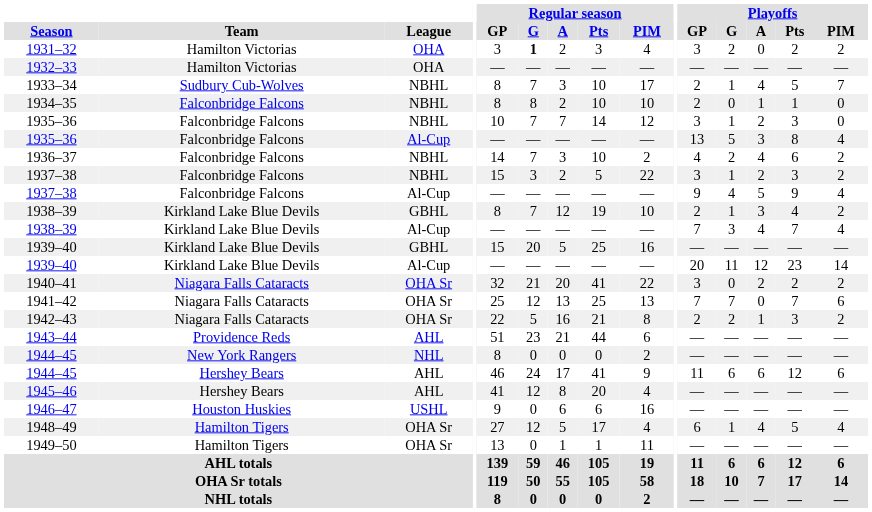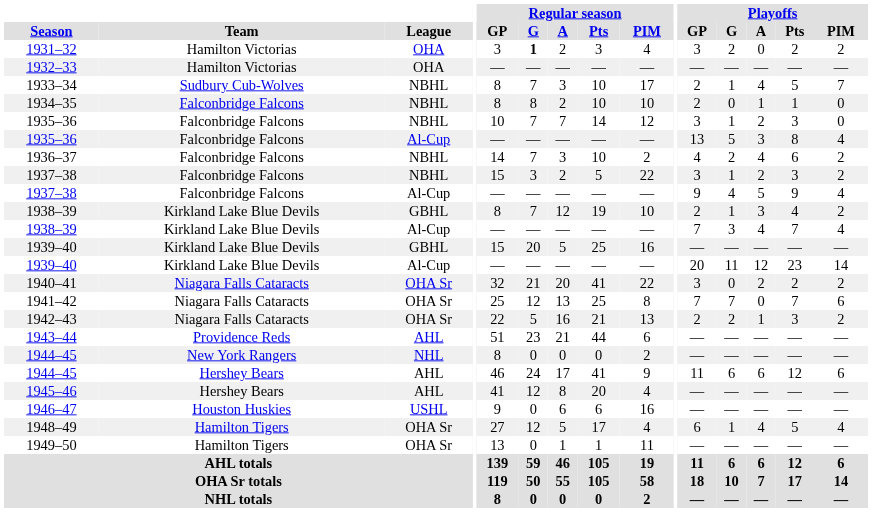(647, 301) 13 -> (647, 301) 8
(647, 319) 8 -> (647, 319) 13
